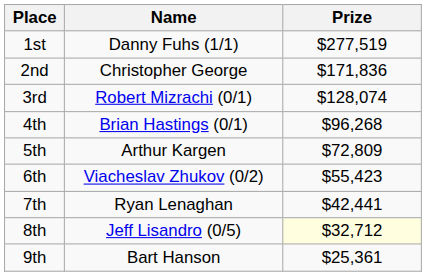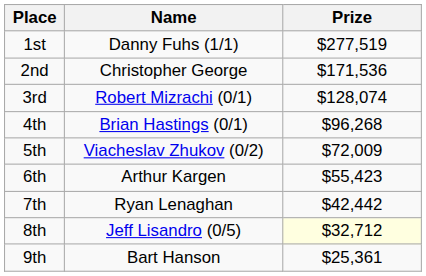(352, 71) $171,836 -> (352, 71) $171,536
(174, 151) Arthur Kargen -> (174, 151) Viacheslav Zhukov (0/2)
(352, 151) $72,809 -> (352, 151) $72,009
(174, 177) Viacheslav Zhukov (0/2) -> (174, 177) Arthur Kargen
(352, 204) $42,441 -> (352, 204) $42,442
